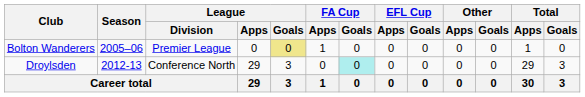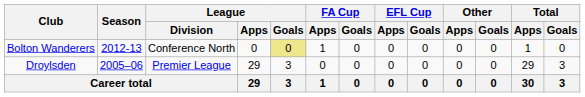(121, 48) 2005–06 -> (121, 48) 2012-13
(192, 48) Premier League -> (192, 48) Conference North
(121, 65) 2012-13 -> (121, 65) 2005–06
(192, 65) Conference North -> (192, 65) Premier League
(357, 65) paleturquoise background -> (357, 65) no background
